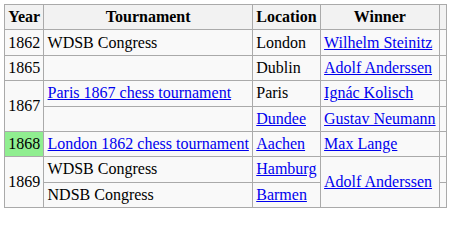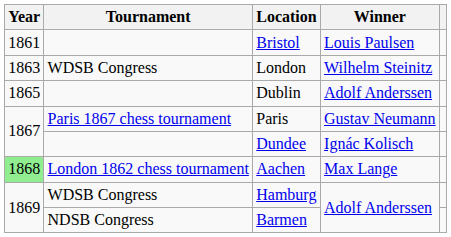+ row: (278, 42)
(24, 42) 1862 -> (24, 67) 1863
(369, 93) Ignác Kolisch -> (380, 118) Gustav Neumann
(380, 118) Gustav Neumann -> (369, 144) Ignác Kolisch
